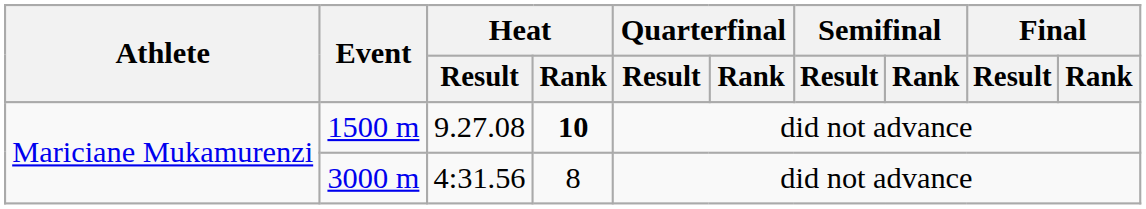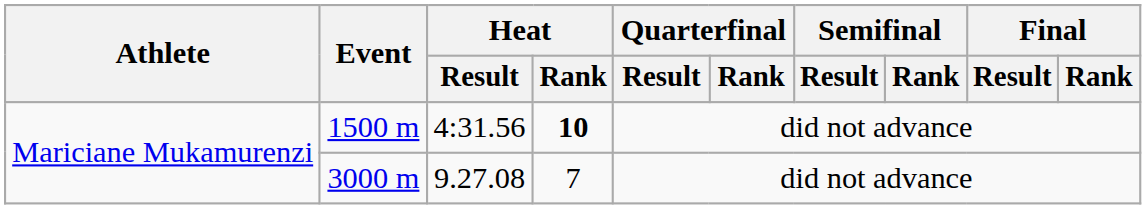(480, 127) 9.27.08 -> (480, 127) 4:31.56
(480, 177) 4:31.56 -> (480, 177) 9.27.08
(573, 177) 8 -> (573, 177) 7
